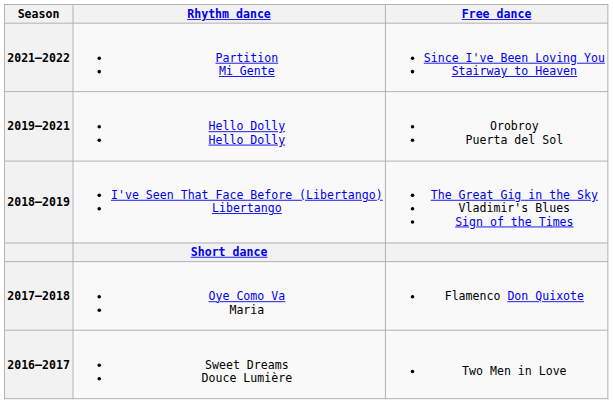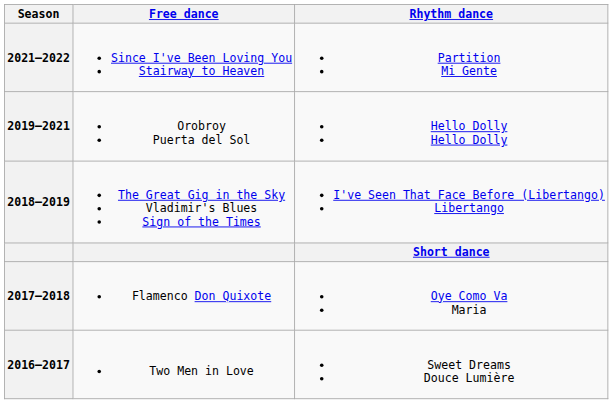columns swapped: (229, 14) <-> (497, 14)
